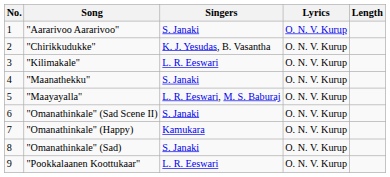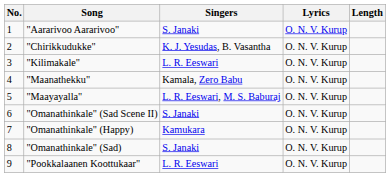(181, 80) S. Janaki -> (202, 80) Kamala, Zero Babu
